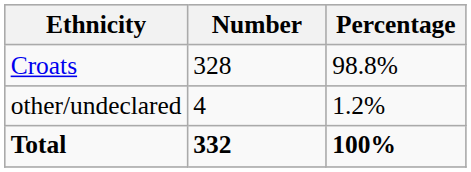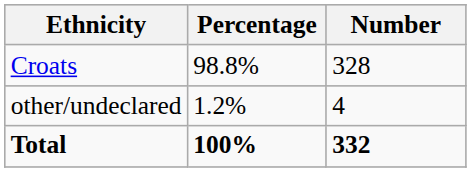columns swapped: (257, 24) <-> (396, 24)
